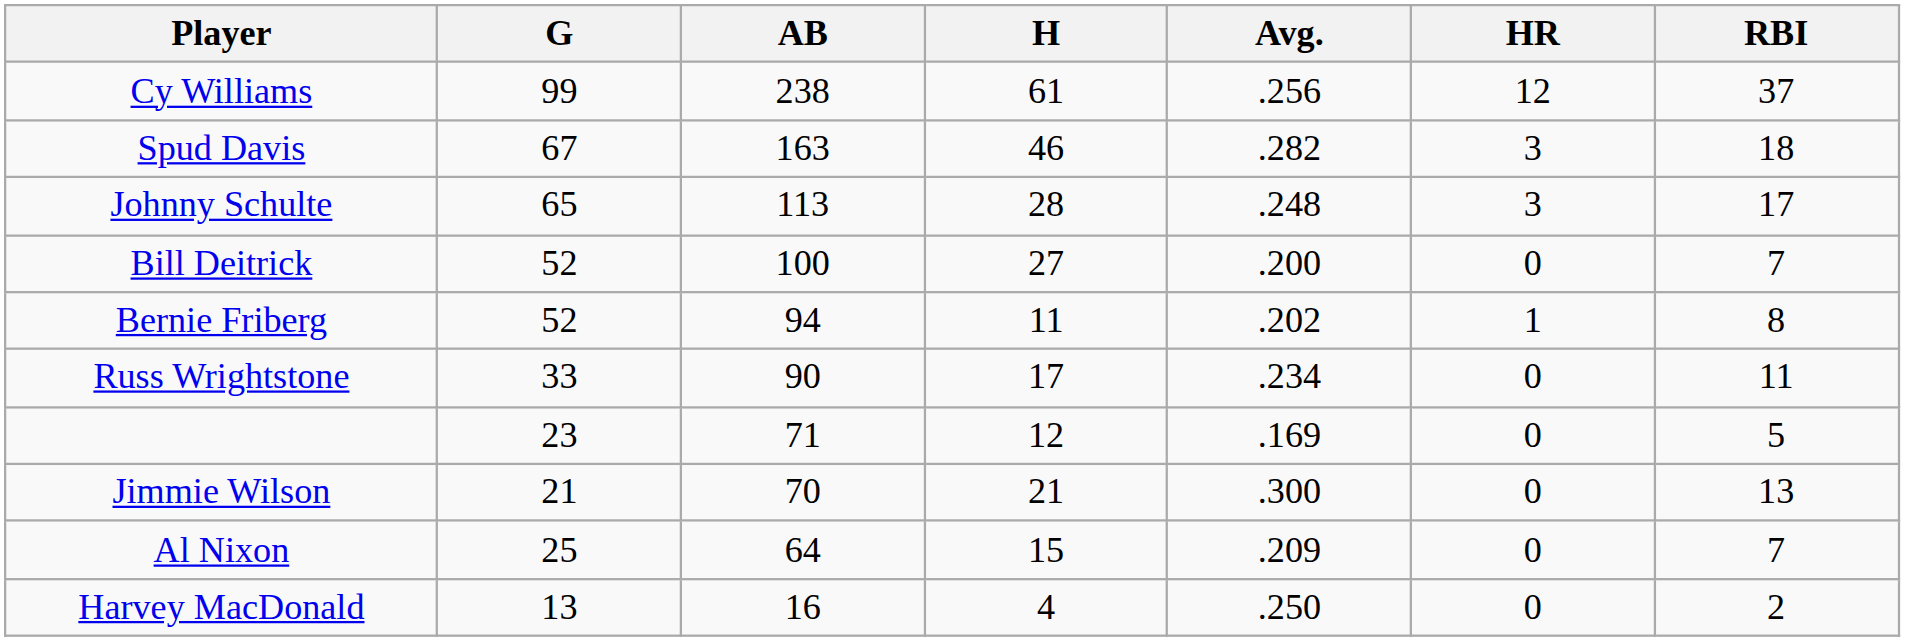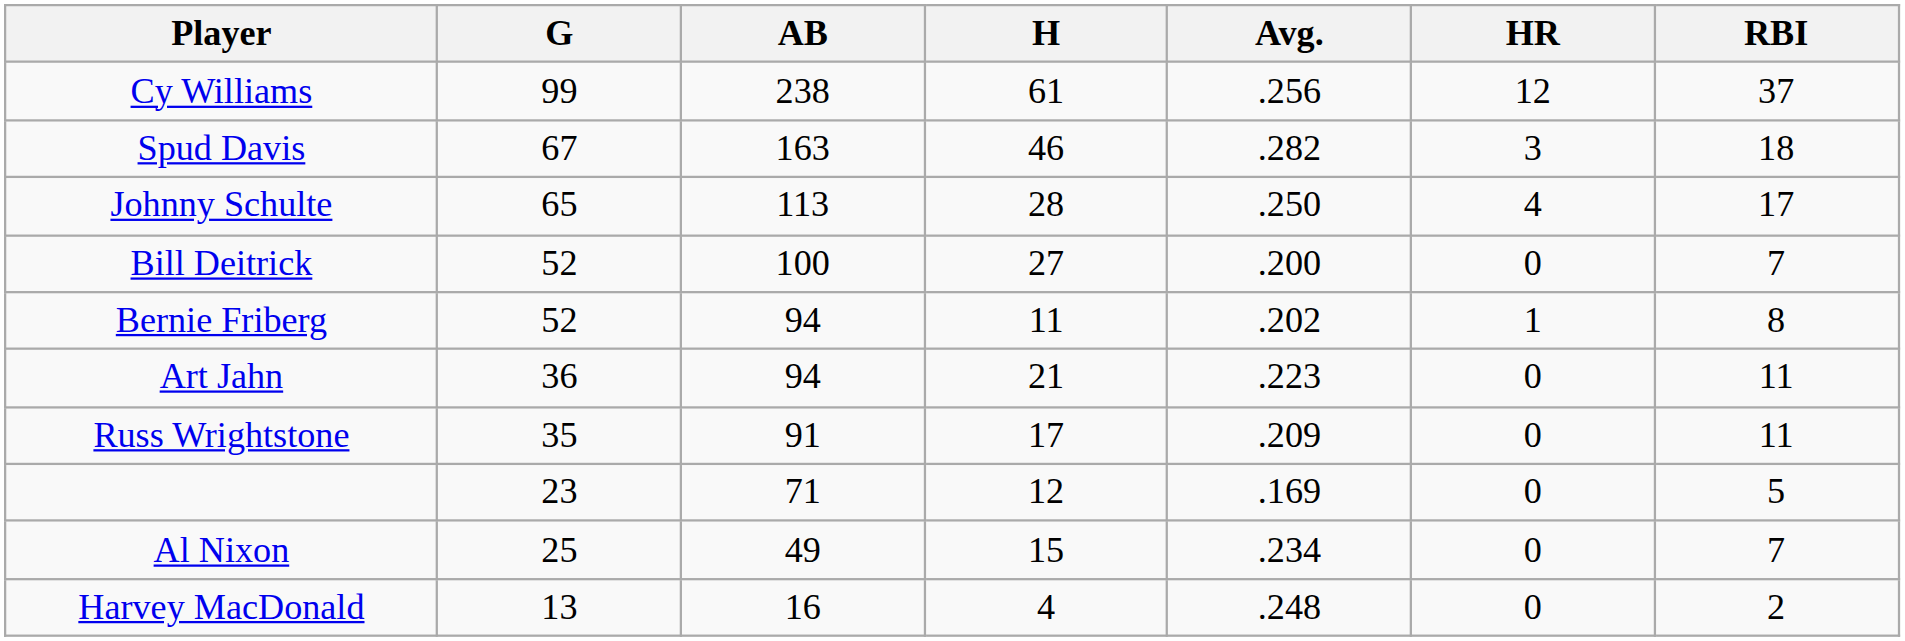(1289, 205) .248 -> (1289, 205) .250
(1533, 205) 3 -> (1533, 205) 4
+ row: (221, 377)
(559, 377) 33 -> (559, 434) 35
(803, 377) 90 -> (803, 434) 91
(1289, 377) .234 -> (1289, 434) .209
- row: (221, 491)
(803, 549) 64 -> (803, 549) 49
(1289, 549) .209 -> (1289, 549) .234
(1289, 606) .250 -> (1289, 606) .248
